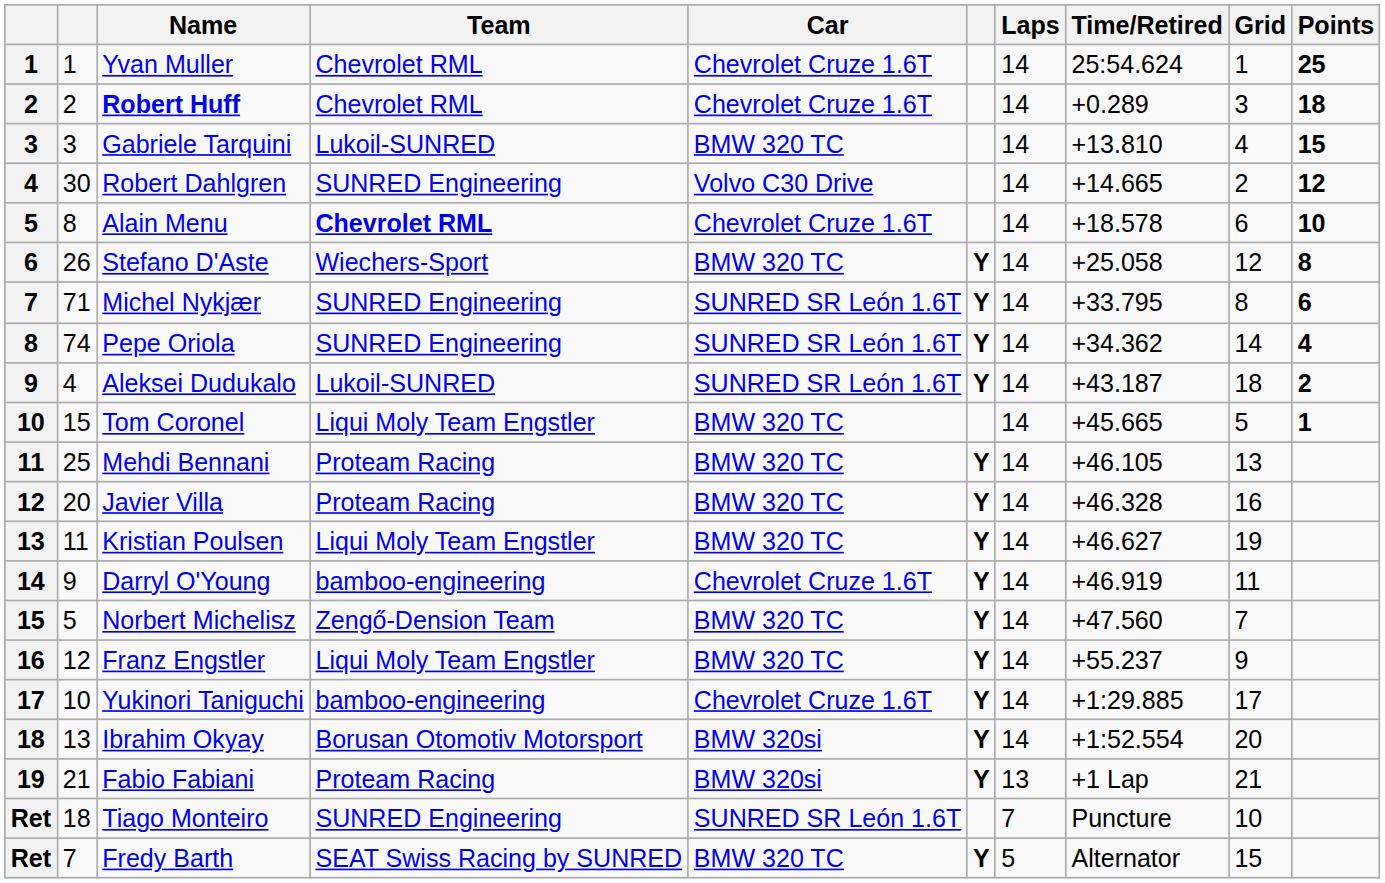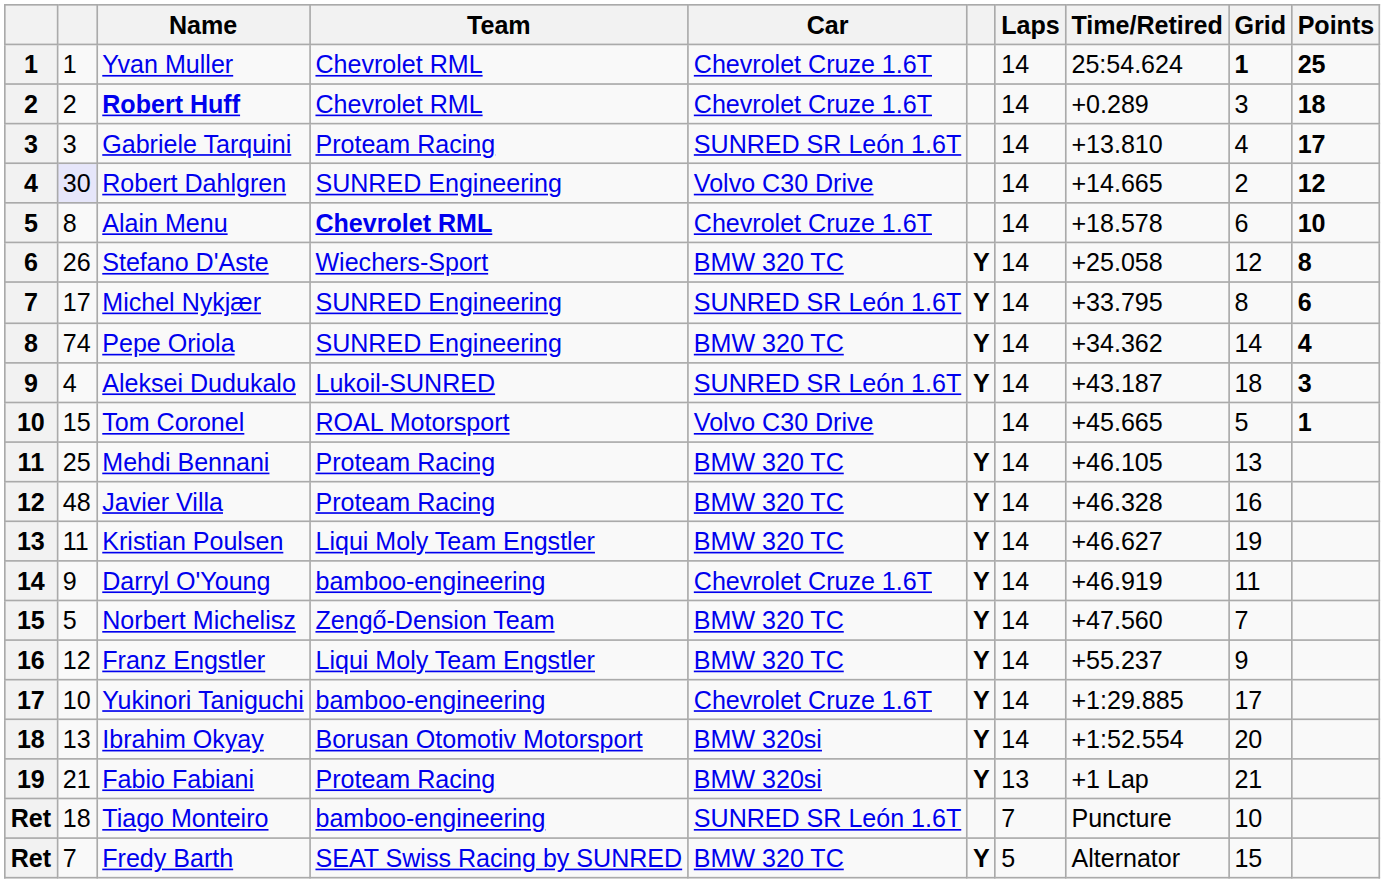(1241, 65) normal -> (1241, 65) bold
(405, 144) Lukoil-SUNRED -> (405, 144) Proteam Racing
(769, 144) BMW 320 TC -> (828, 144) SUNRED SR León 1.6T
(1312, 144) 15 -> (1312, 144) 17
(77, 184) no background -> (77, 184) lavender background
(77, 303) 71 -> (77, 303) 17
(828, 342) SUNRED SR León 1.6T -> (769, 342) BMW 320 TC
(1305, 382) 2 -> (1305, 382) 3
(455, 422) Liqui Moly Team Engstler -> (412, 422) ROAL Motorsport
(769, 422) BMW 320 TC -> (784, 422) Volvo C30 Drive
(77, 501) 20 -> (77, 501) 48
(439, 819) SUNRED Engineering -> (430, 819) bamboo-engineering
